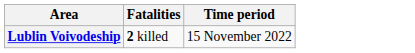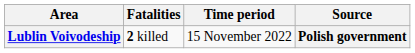+ column: (352, 15)
